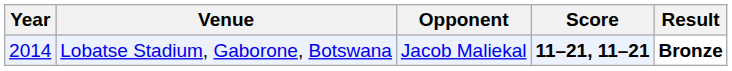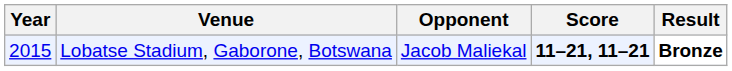(30, 50) 2014 -> (30, 50) 2015
